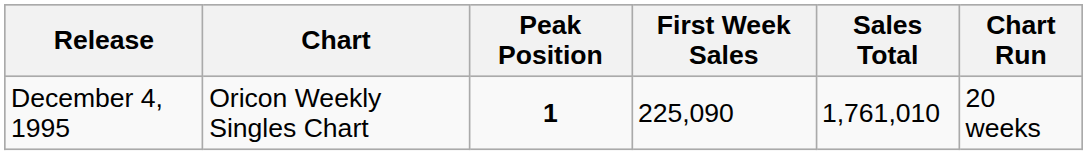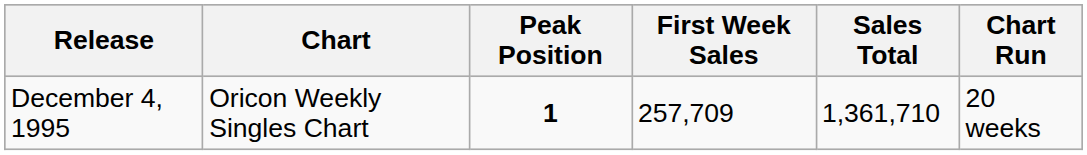(686, 112) 225,090 -> (686, 112) 257,709
(881, 112) 1,761,010 -> (881, 112) 1,361,710
